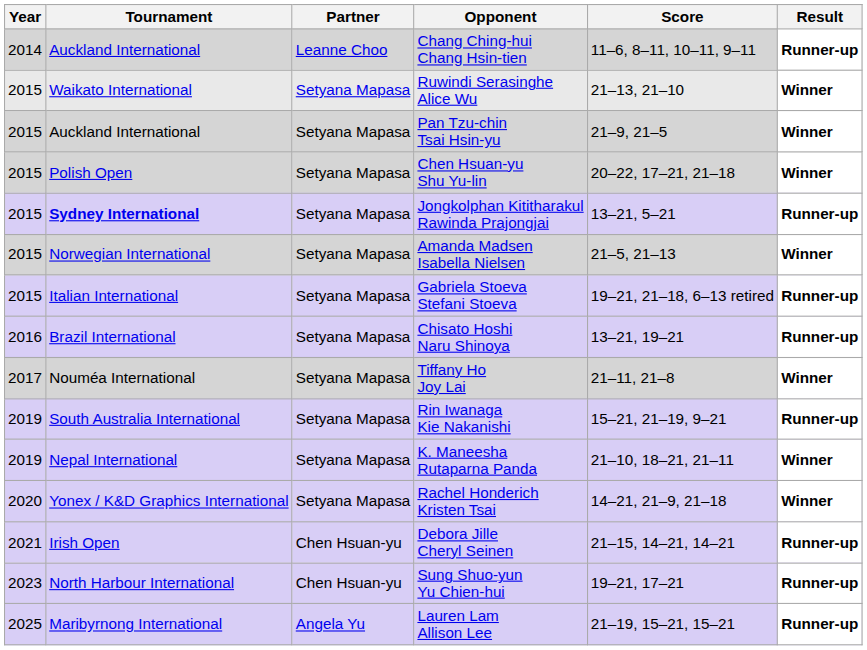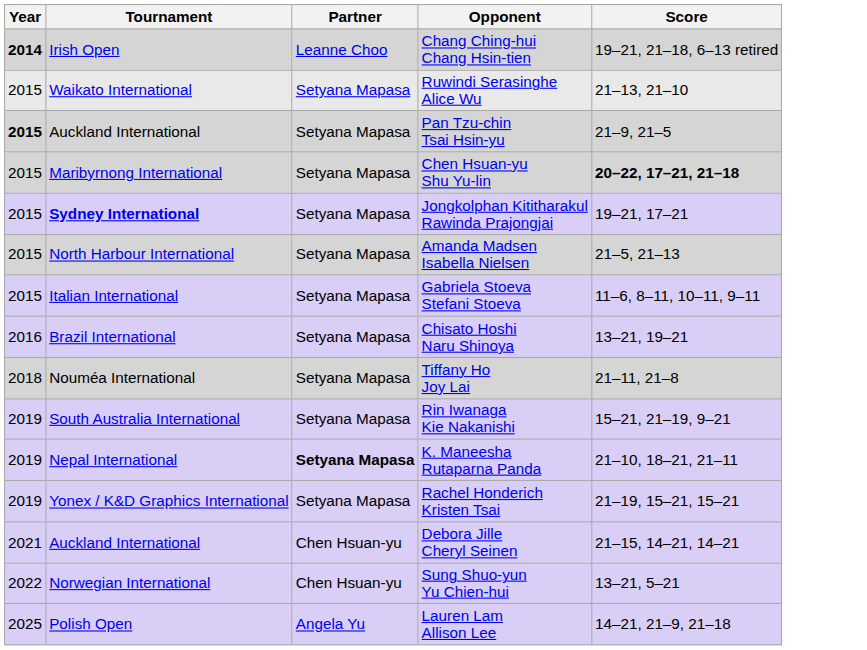- column: (820, 17)
(25, 50) normal -> (25, 50) bold
(125, 50) Auckland International -> (84, 50) Irish Open
(673, 50) 11–6, 8–11, 10–11, 9–11 -> (687, 50) 19–21, 21–18, 6–13 retired
(25, 132) normal -> (25, 132) bold
(91, 173) Polish Open -> (136, 173) Maribyrnong International
(663, 173) normal -> (667, 173) bold
(633, 214) 13–21, 5–21 -> (642, 214) 19–21, 17–21
(130, 255) Norwegian International -> (142, 255) North Harbour International
(682, 296) 19–21, 21–18, 6–13 retired -> (678, 296) 11–6, 8–11, 10–11, 9–11
(25, 378) 2017 -> (25, 378) 2018
(353, 460) normal -> (355, 460) bold
(25, 501) 2020 -> (25, 501) 2019
(659, 501) 14–21, 21–9, 21–18 -> (667, 501) 21–19, 15–21, 15–21
(84, 542) Irish Open -> (125, 542) Auckland International
(25, 584) 2023 -> (25, 584) 2022
(142, 584) North Harbour International -> (130, 584) Norwegian International
(637, 584) 19–21, 17–21 -> (637, 584) 13–21, 5–21
(136, 625) Maribyrnong International -> (91, 625) Polish Open
(663, 625) 21–19, 15–21, 15–21 -> (663, 625) 14–21, 21–9, 21–18
